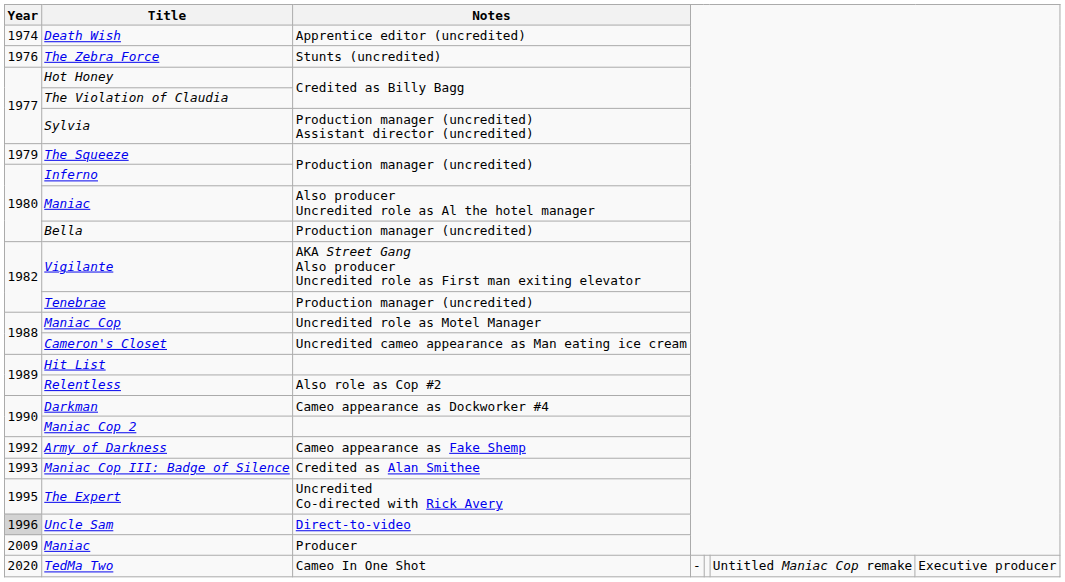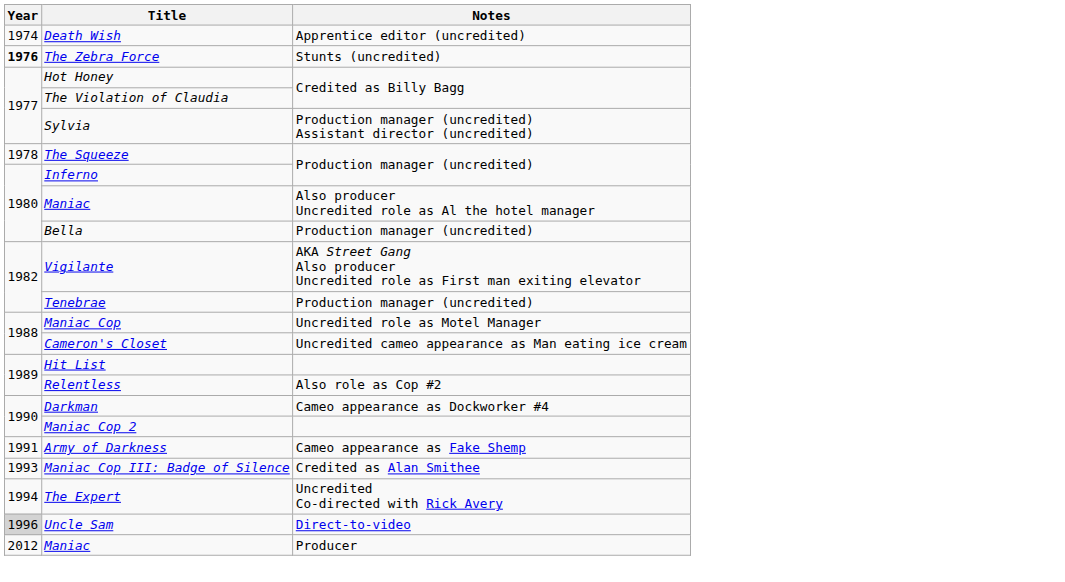(23, 56) normal -> (23, 56) bold
(23, 154) 1979 -> (23, 154) 1978
(23, 447) 1992 -> (23, 447) 1991
(23, 496) 1995 -> (23, 496) 1994
(23, 545) 2009 -> (23, 545) 2012
- row: (79, 566)
